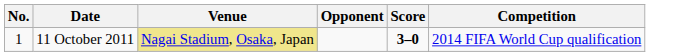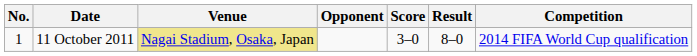+ column: (452, 16)
(408, 39) bold -> (408, 39) normal
